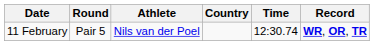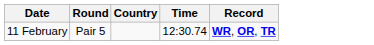- column: (157, 13)
